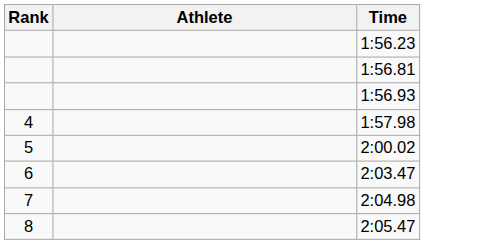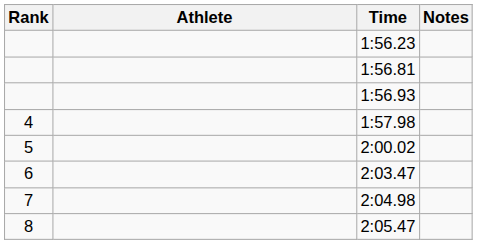+ column: (446, 17)
